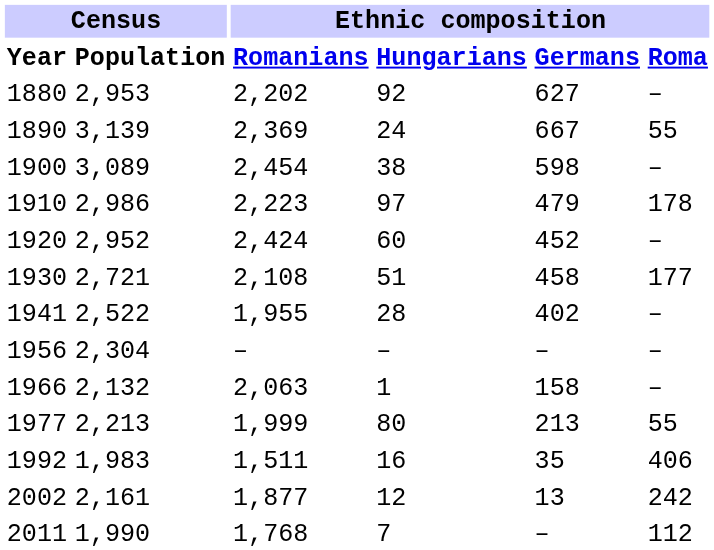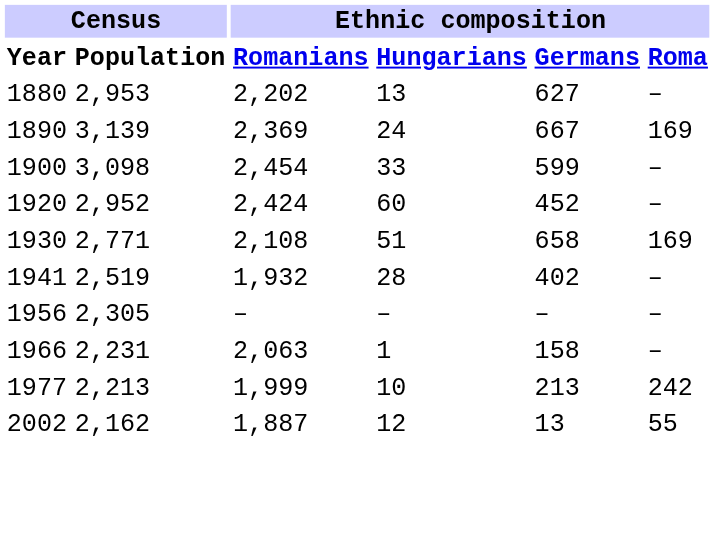(391, 95) 92 -> (391, 95) 13
(663, 131) 55 -> (670, 131) 169
(112, 168) 3,089 -> (112, 168) 3,098
(391, 168) 38 -> (391, 168) 33
(557, 168) 598 -> (557, 168) 599
- row: (37, 205)
(112, 278) 2,721 -> (112, 241) 2,771
(557, 278) 458 -> (557, 241) 658
(670, 278) 177 -> (670, 241) 169
(112, 315) 2,522 -> (112, 278) 2,519
(271, 315) 1,955 -> (271, 278) 1,932
(112, 351) 2,304 -> (112, 315) 2,305
(112, 388) 2,132 -> (112, 351) 2,231
(391, 425) 80 -> (391, 388) 10
(663, 425) 55 -> (670, 388) 242
- row: (37, 461)
(112, 498) 2,161 -> (112, 425) 2,162
(271, 498) 1,877 -> (271, 425) 1,887
(670, 498) 242 -> (663, 425) 55
- row: (37, 535)
